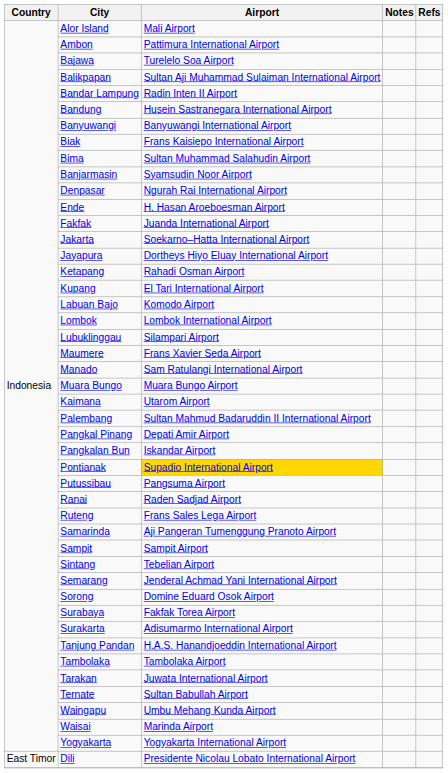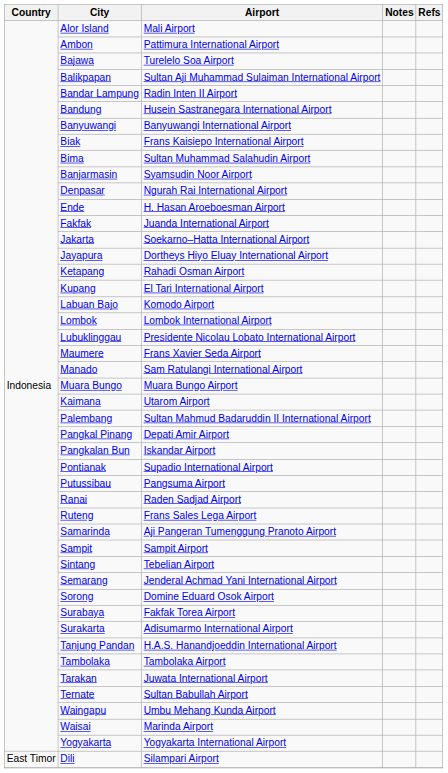(181, 337) Silampari Airport -> (250, 337) Presidente Nicolau Lobato International Airport
(208, 467) gold background -> (208, 467) no background
(250, 759) Presidente Nicolau Lobato International Airport -> (181, 759) Silampari Airport
